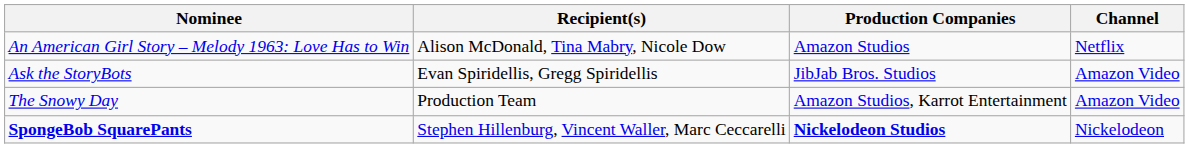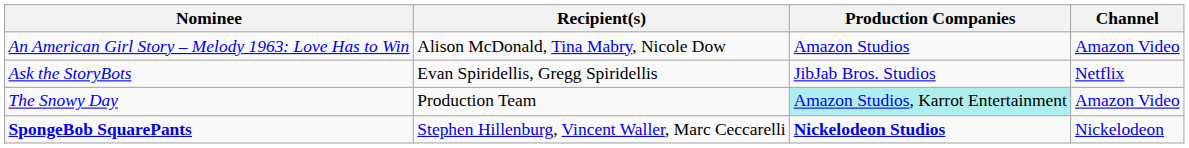(1100, 45) Netflix -> (1127, 45) Amazon Video
(1127, 73) Amazon Video -> (1100, 73) Netflix
(930, 101) no background -> (930, 101) paleturquoise background
